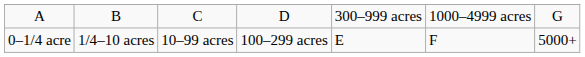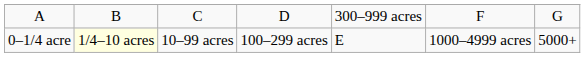(480, 16) 1000–4999 acres -> (480, 16) F
(116, 40) no background -> (116, 40) lightyellow background
(433, 40) F -> (480, 40) 1000–4999 acres
